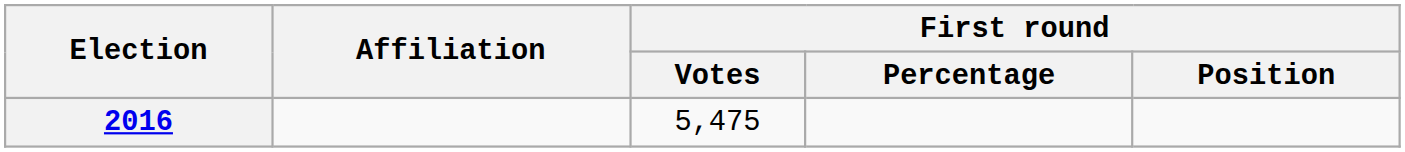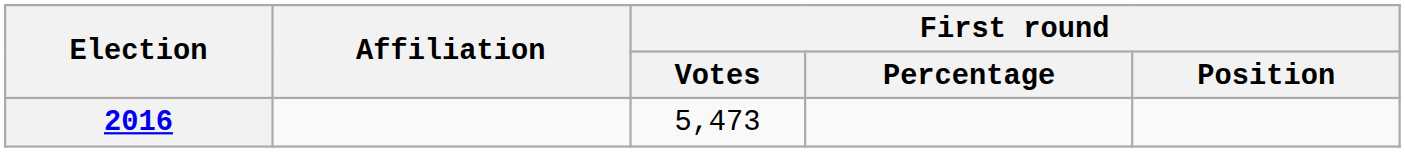(718, 122) 5,475 -> (718, 122) 5,473
